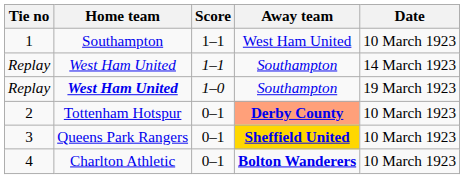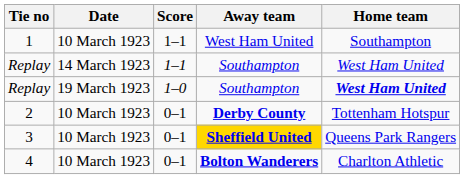columns swapped: (123, 16) <-> (410, 16)
(297, 112) lightsalmon background -> (259, 112) no background
